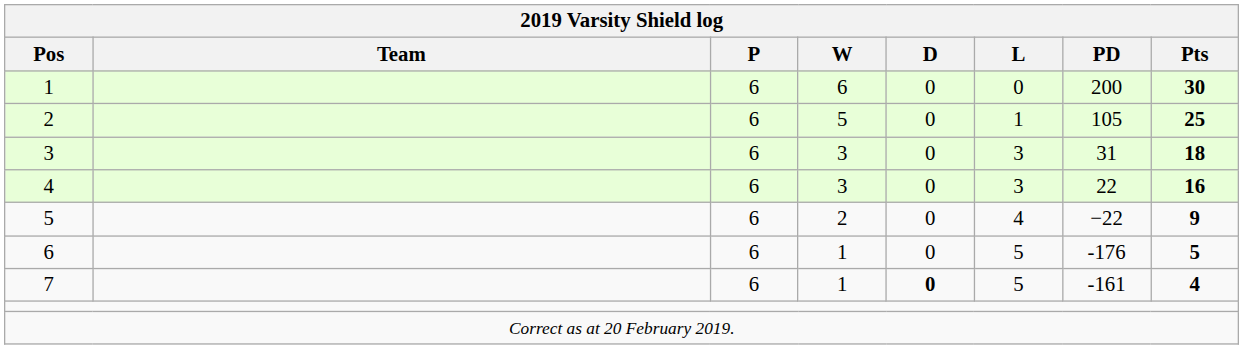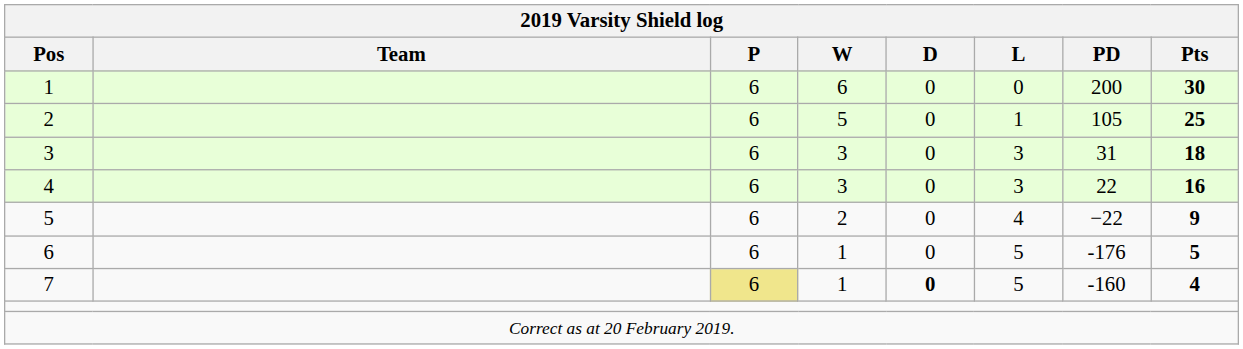(754, 284) no background -> (754, 284) khaki background
(1107, 284) -161 -> (1107, 284) -160
